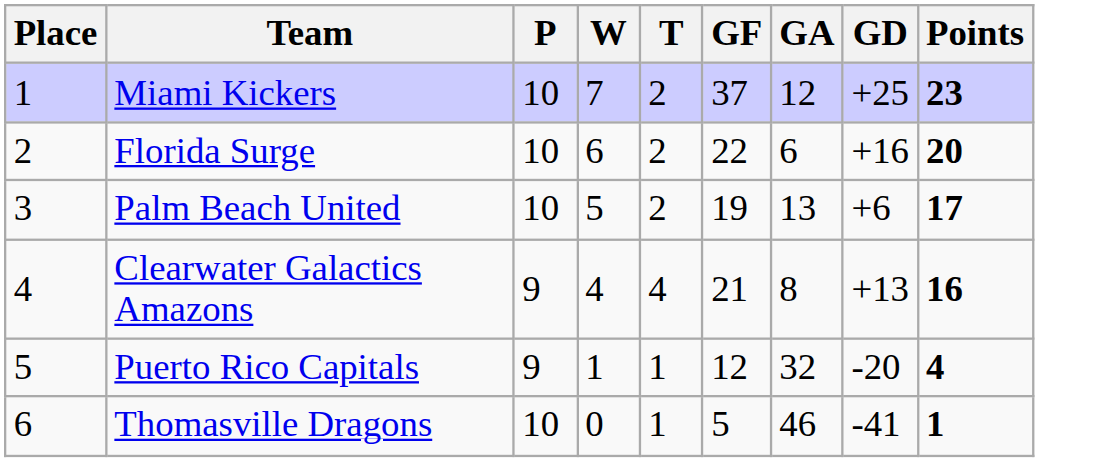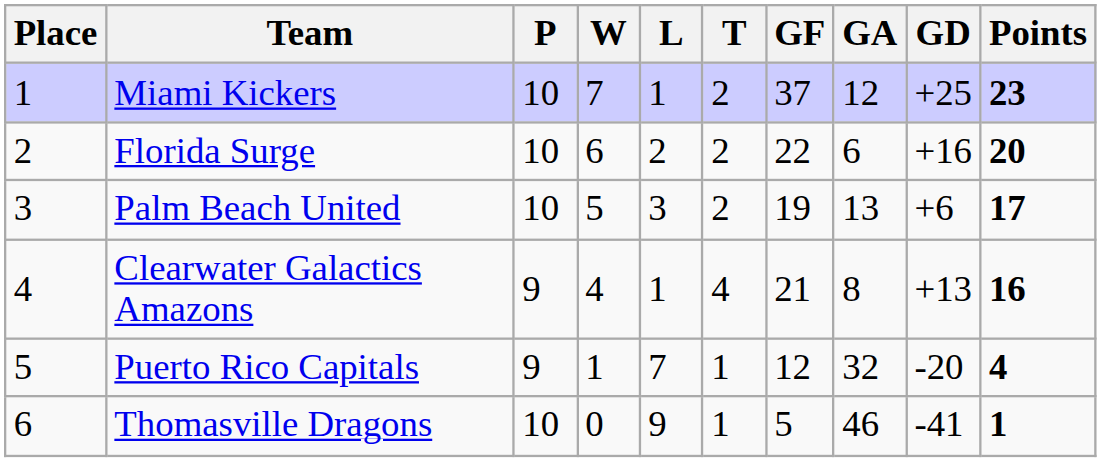+ column: (671, 33)
